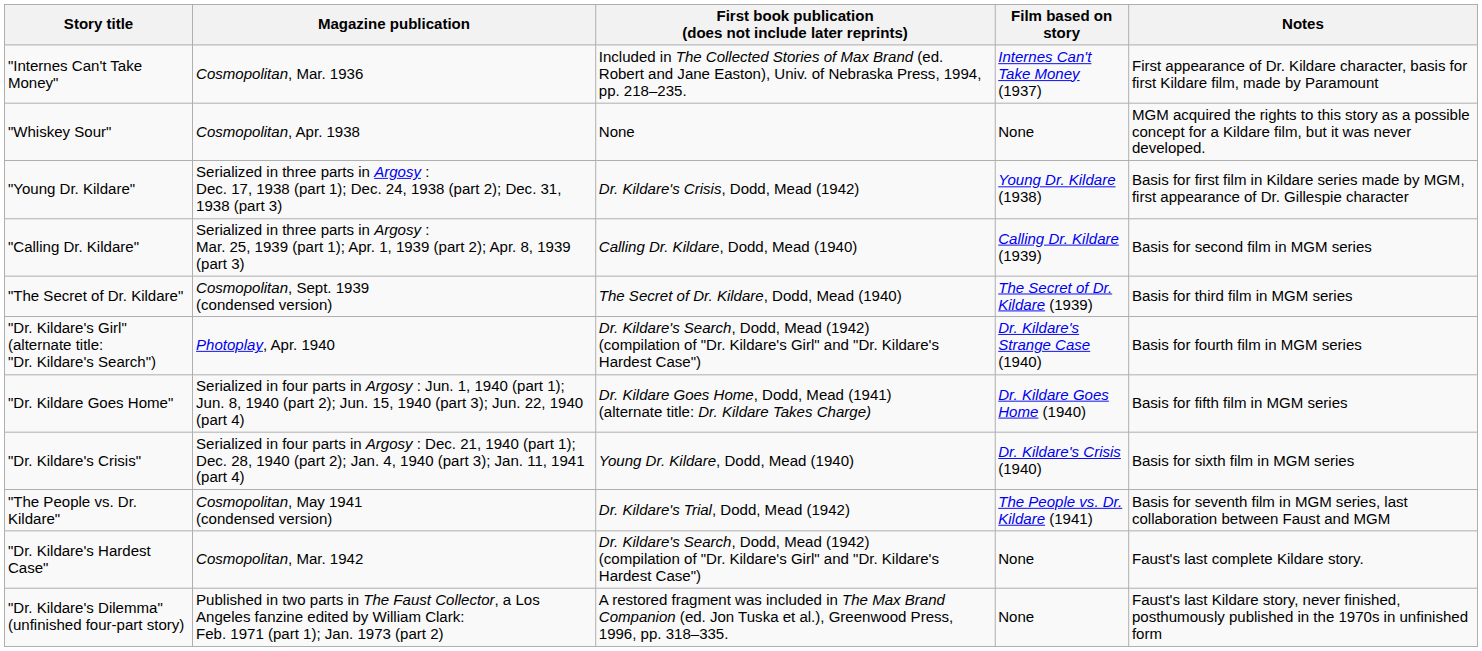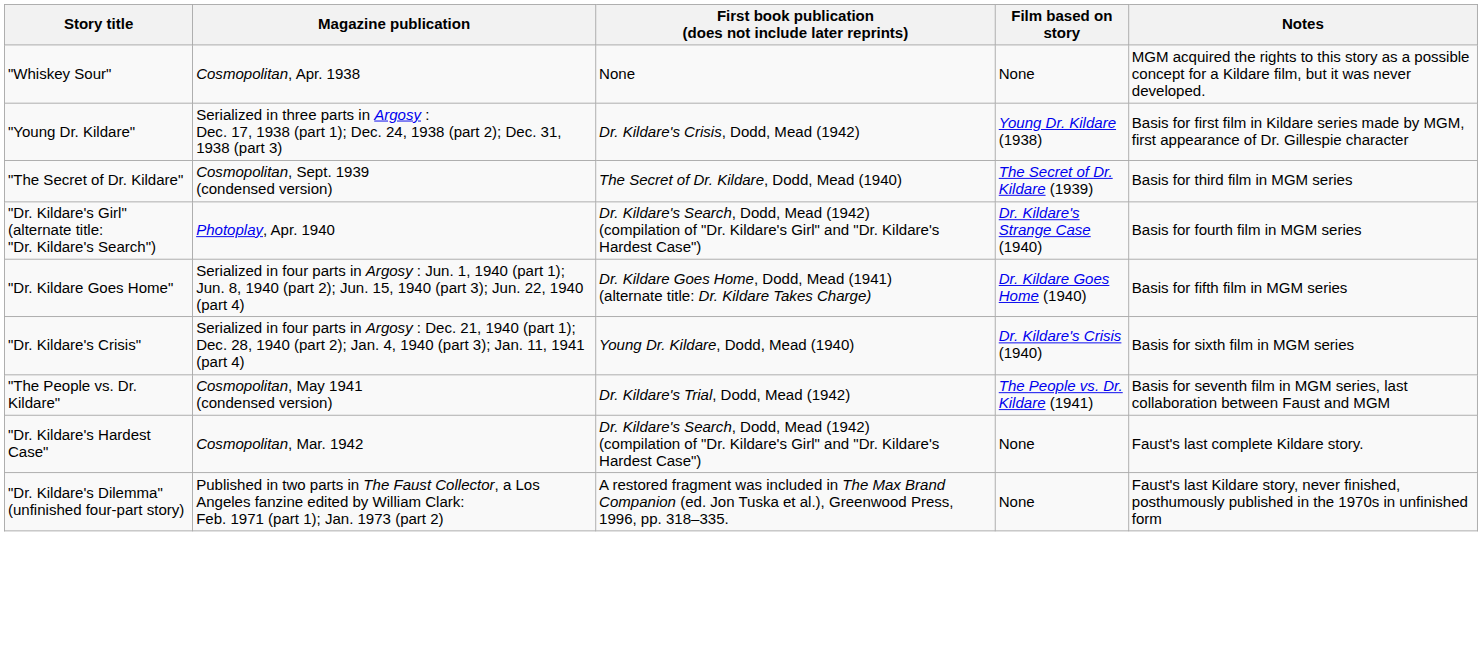- row: (75, 74)
- row: (73, 247)
